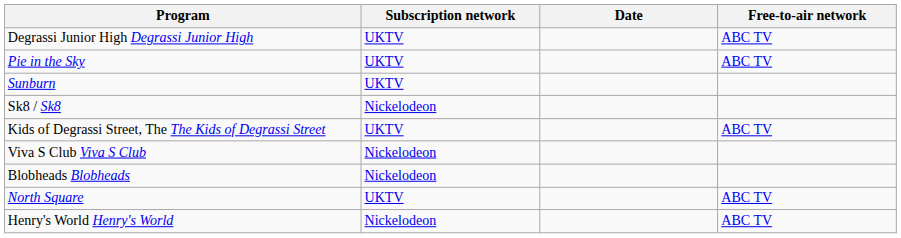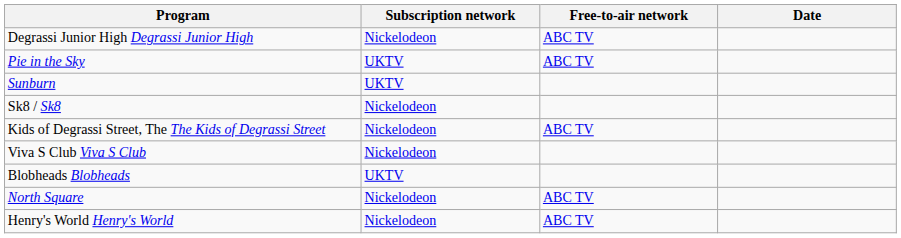columns swapped: (807, 15) <-> (629, 15)
(384, 38) UKTV -> (400, 38) Nickelodeon
(384, 129) UKTV -> (400, 129) Nickelodeon
(400, 175) Nickelodeon -> (384, 175) UKTV
(384, 198) UKTV -> (400, 198) Nickelodeon
